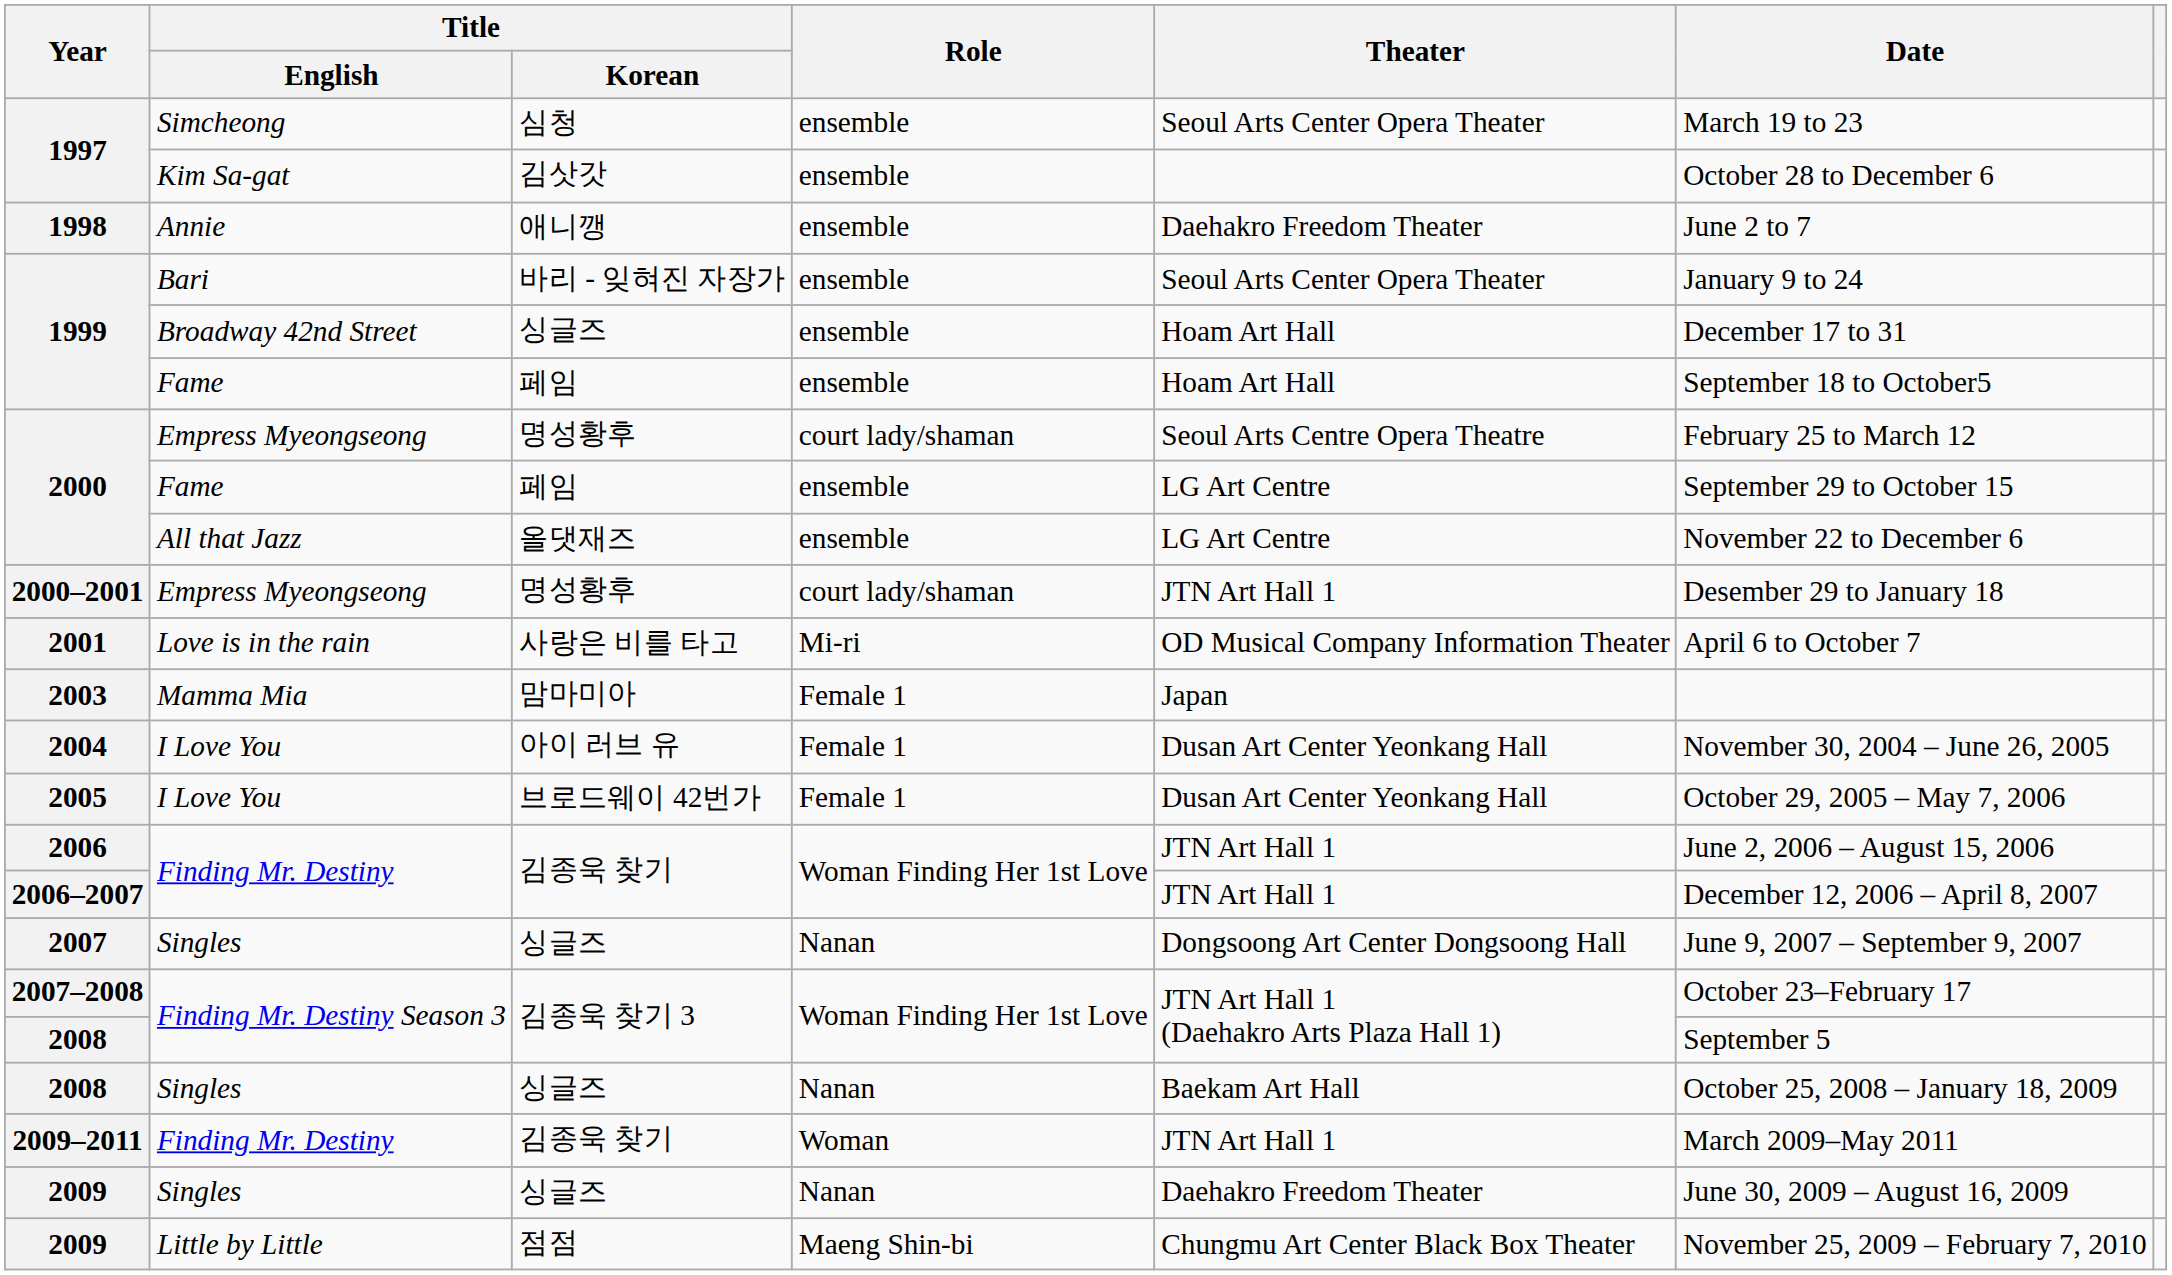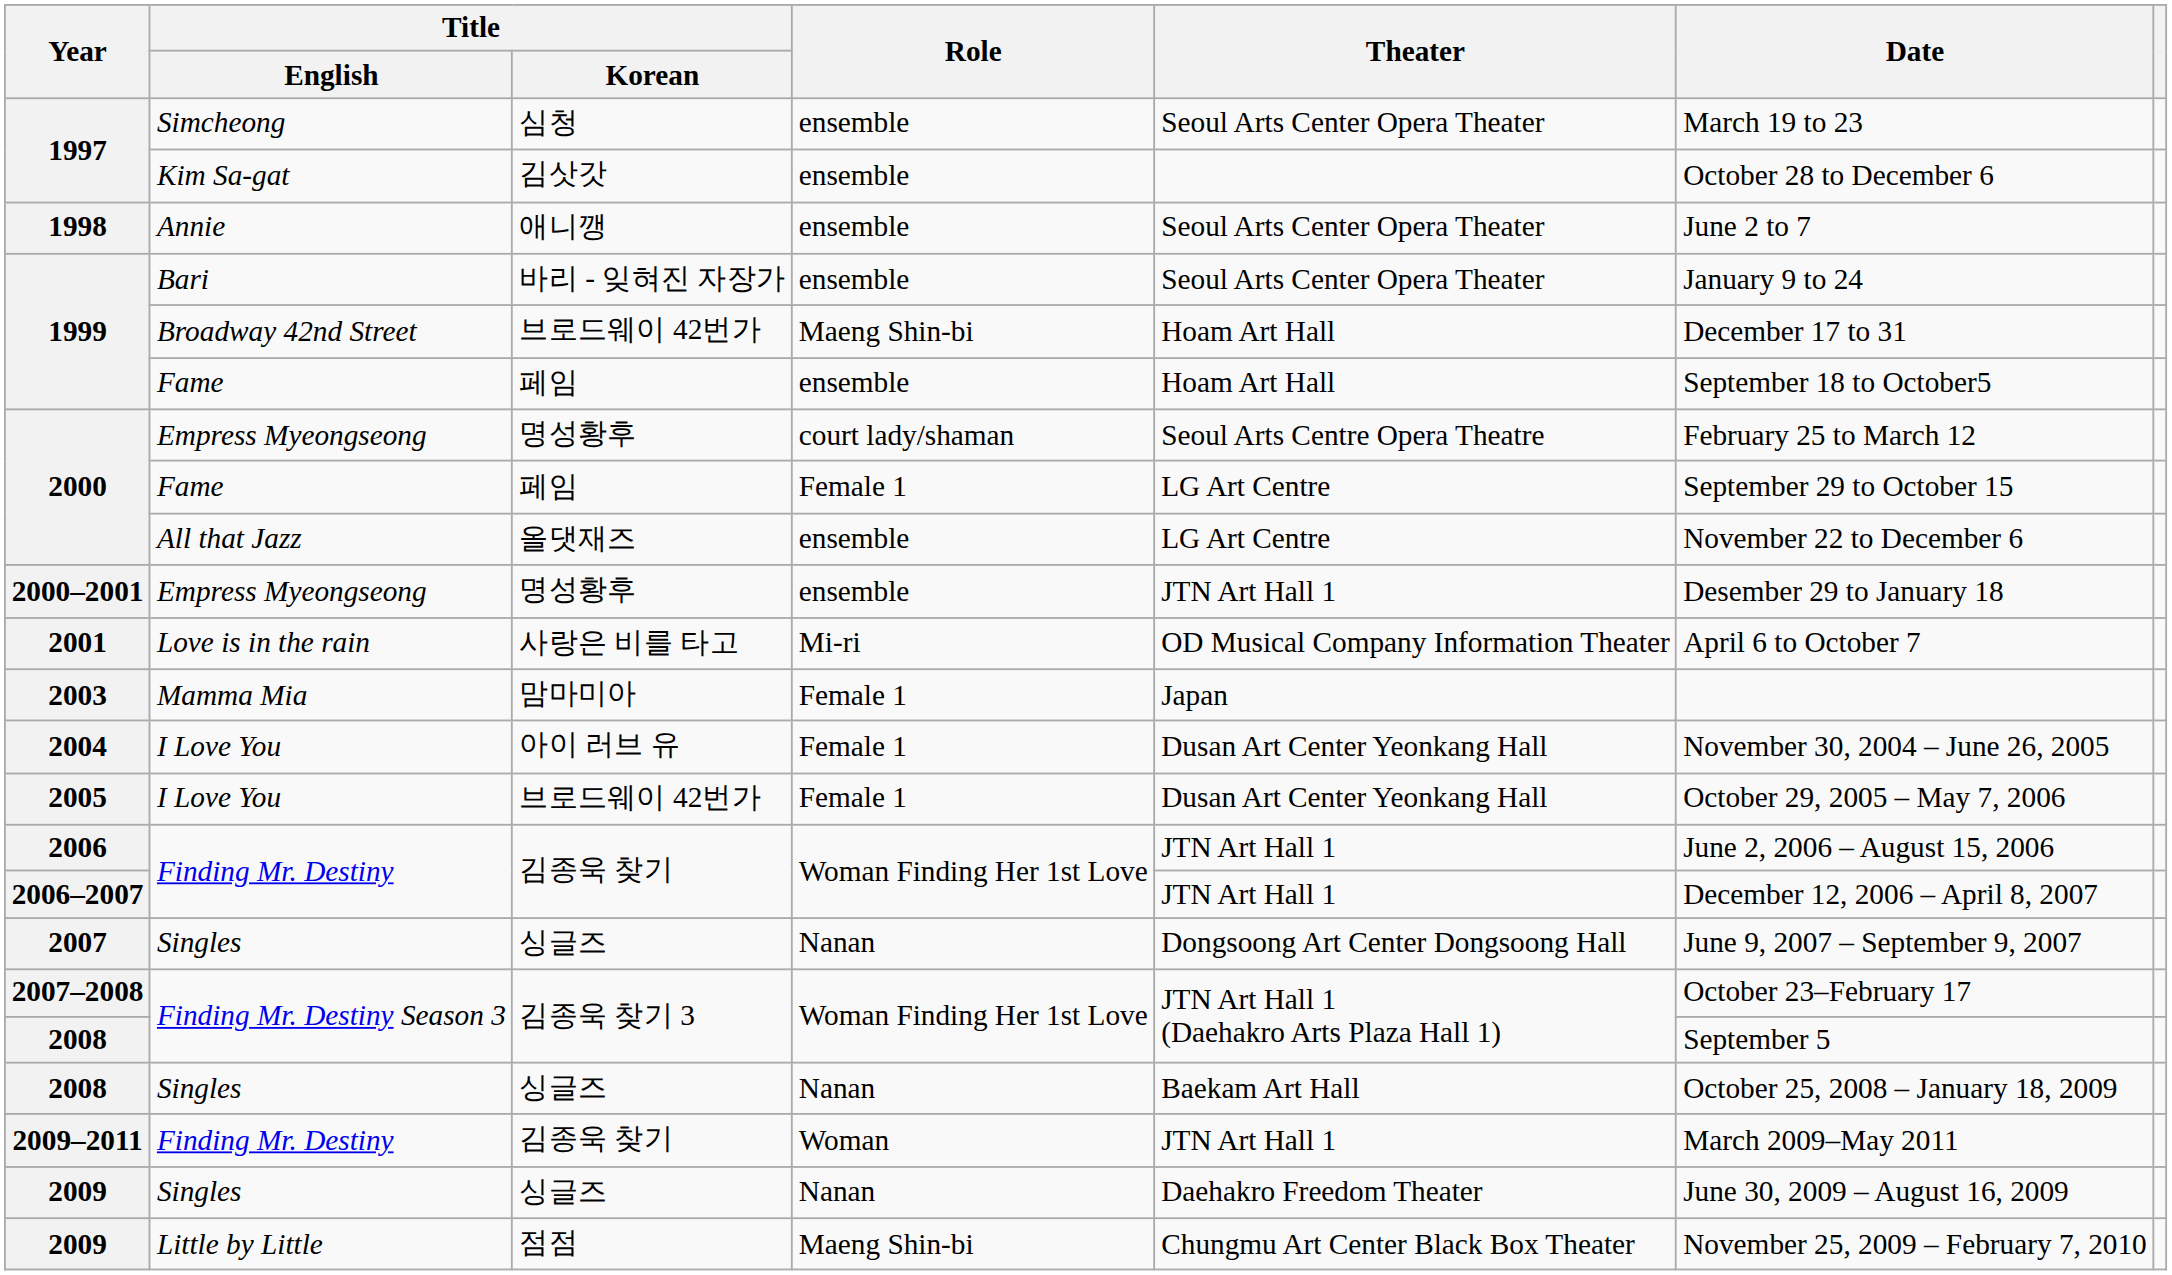(1322, 227) Daehakro Freedom Theater -> (1353, 227) Seoul Arts Center Opera Theater
(563, 330) 싱글즈 -> (640, 330) 브로드웨이 42번가
(854, 331) ensemble -> (886, 331) Maeng Shin-bi
(854, 486) ensemble -> (853, 486) Female 1
(907, 590) court lady/shaman -> (854, 590) ensemble
